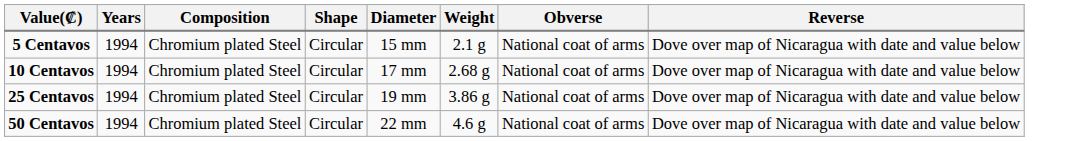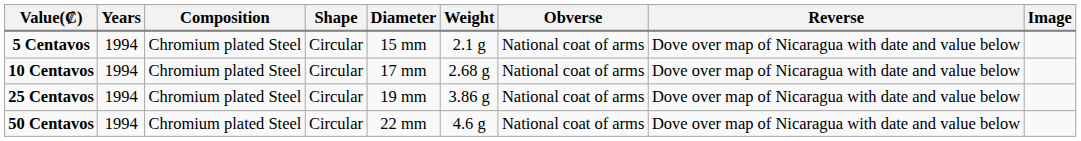+ column: (1050, 17)
